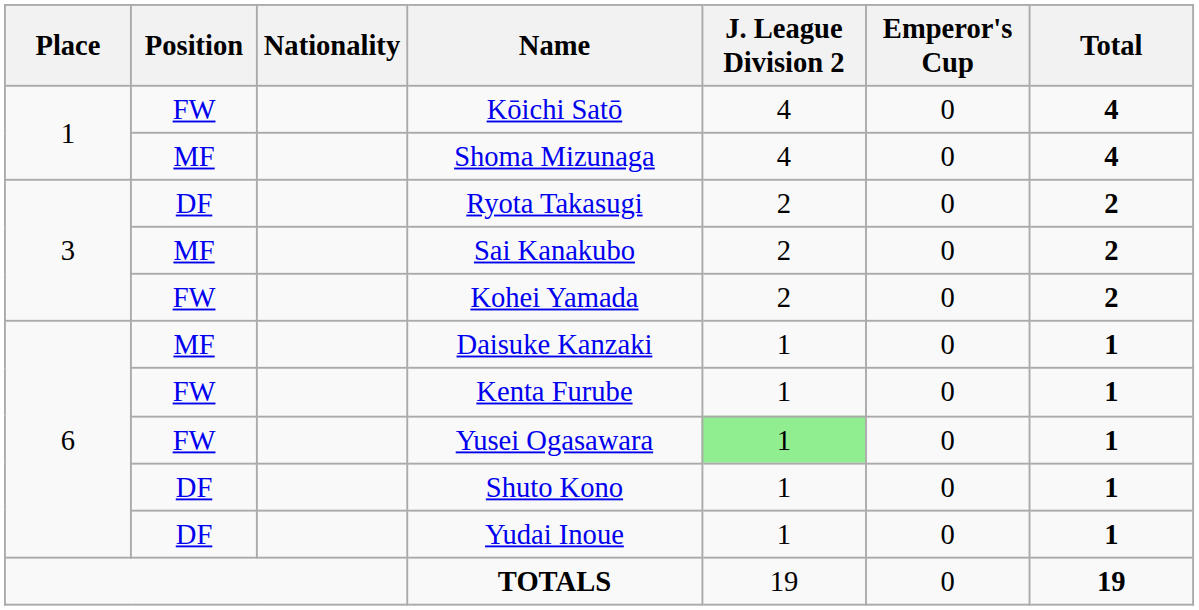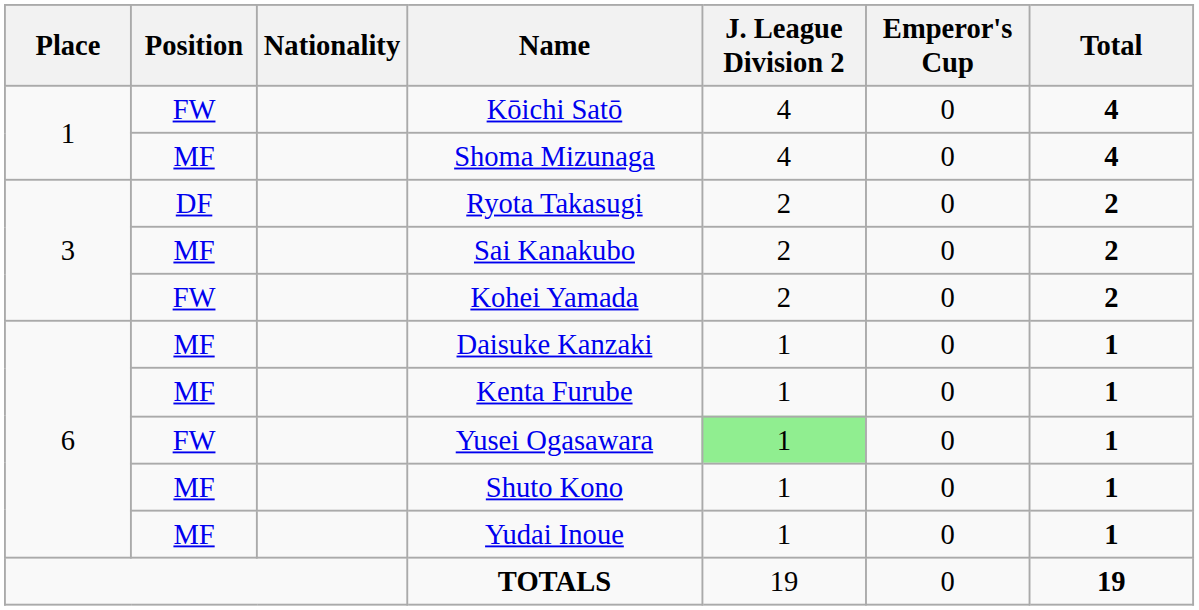(194, 391) FW -> (194, 391) MF
(194, 486) DF -> (194, 486) MF
(194, 533) DF -> (194, 533) MF
